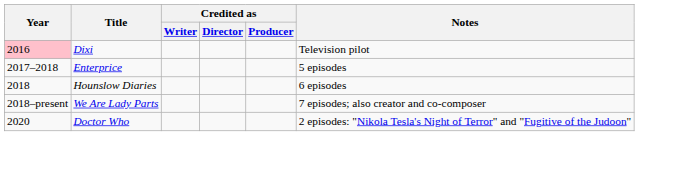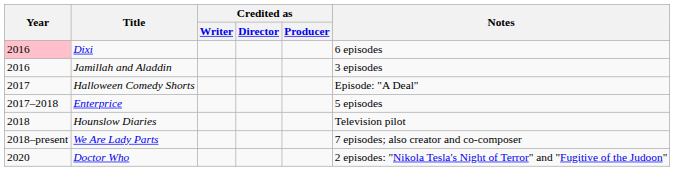(334, 49) Television pilot -> (359, 49) 6 episodes
+ row: (123, 67)
+ row: (134, 85)
(323, 85) 6 episodes -> (370, 121) Television pilot
